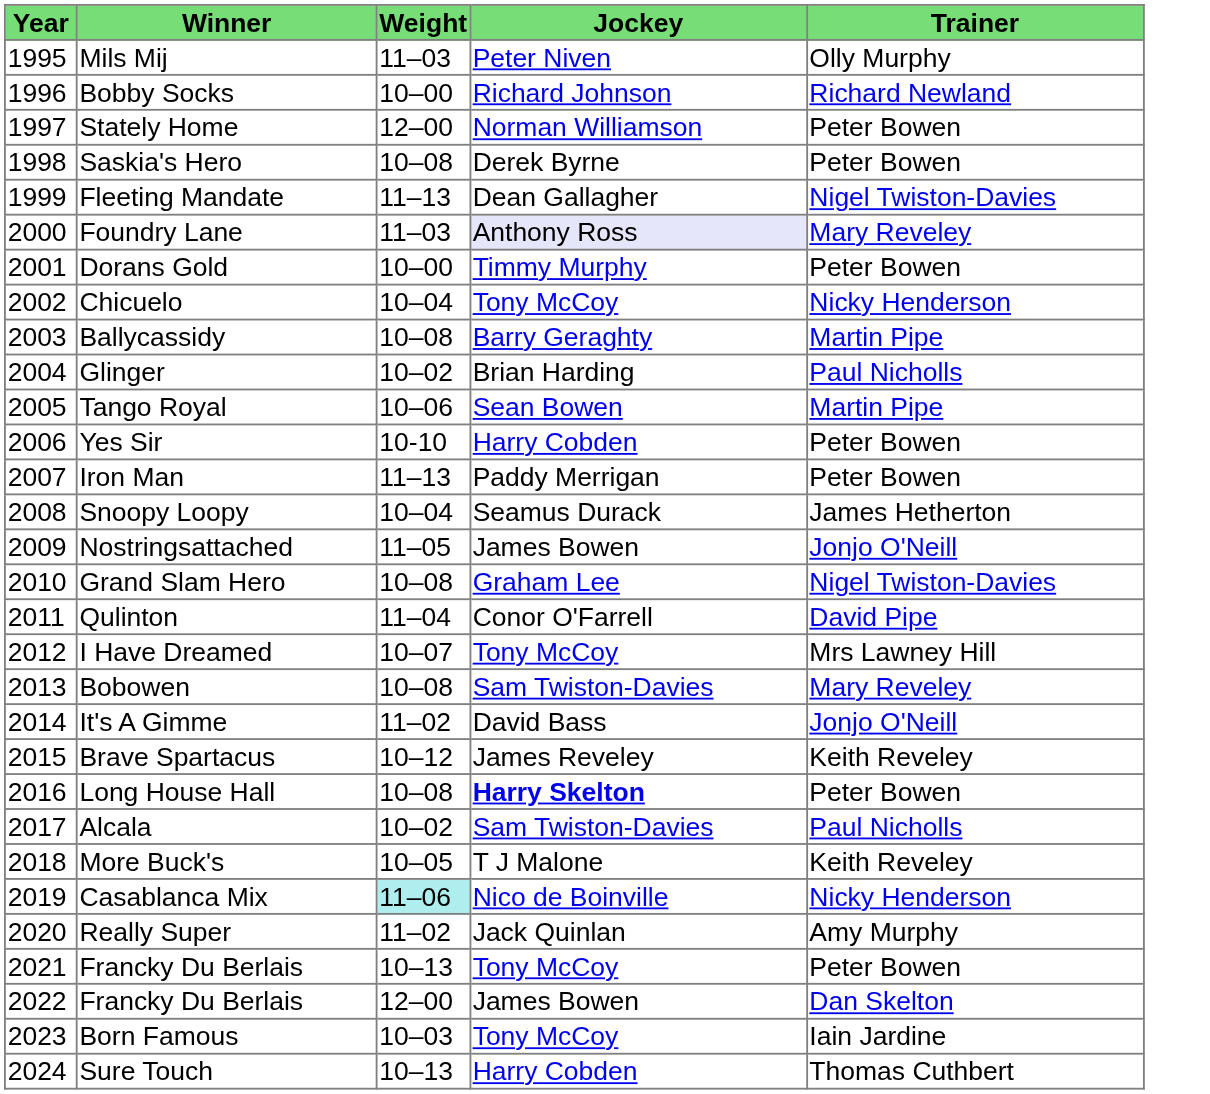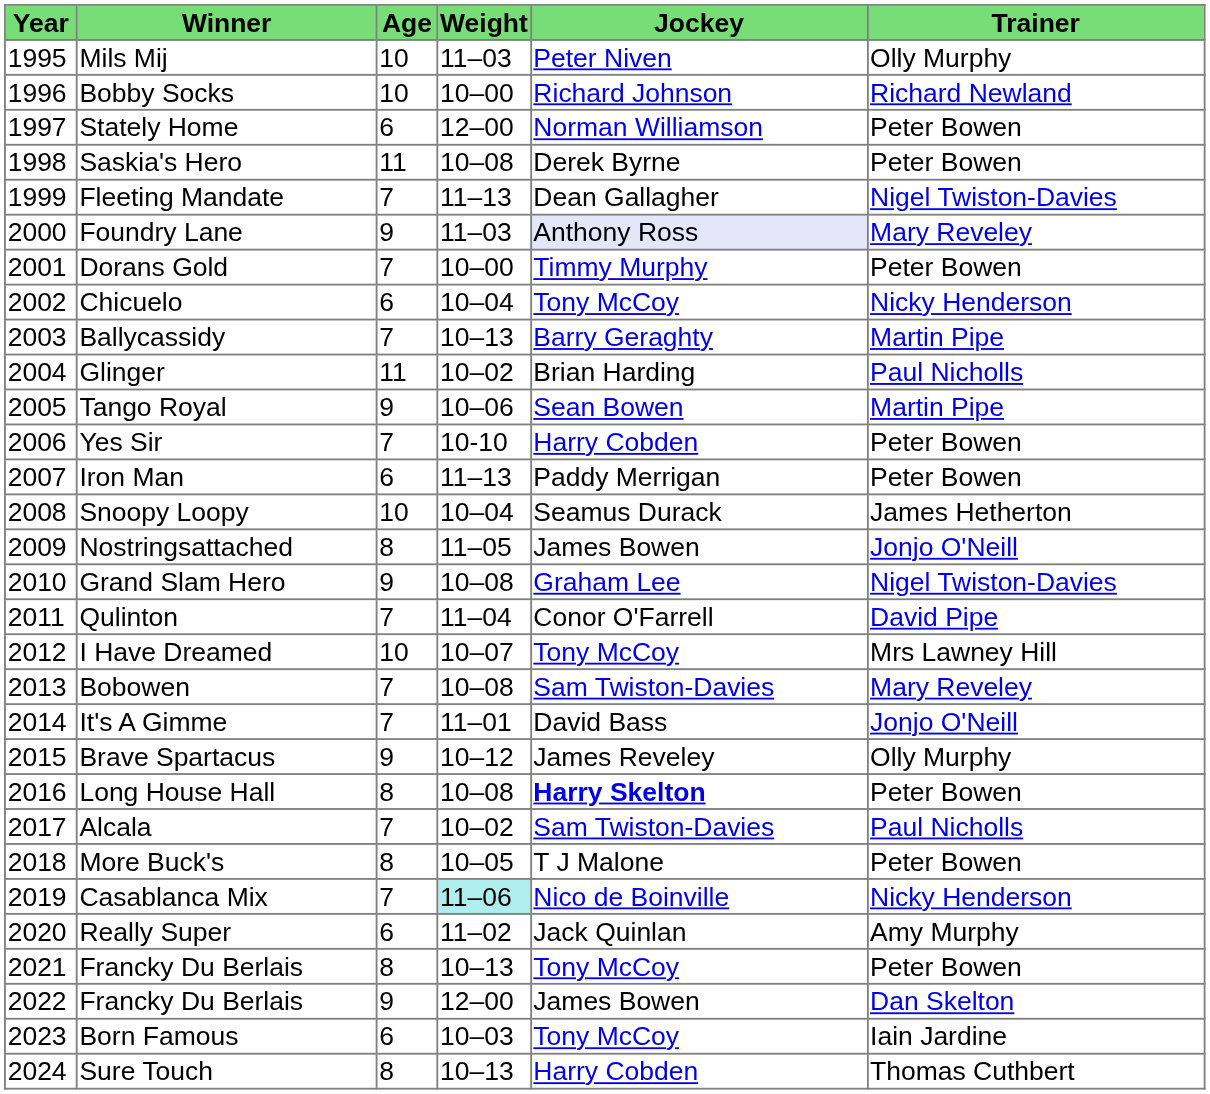+ column: (407, 22)
(416, 337) 10–08 -> (477, 337) 10–13
(415, 722) 11–02 -> (476, 722) 11–01
(891, 757) Keith Reveley -> (941, 757) Olly Murphy
(891, 861) Keith Reveley -> (946, 861) Peter Bowen
